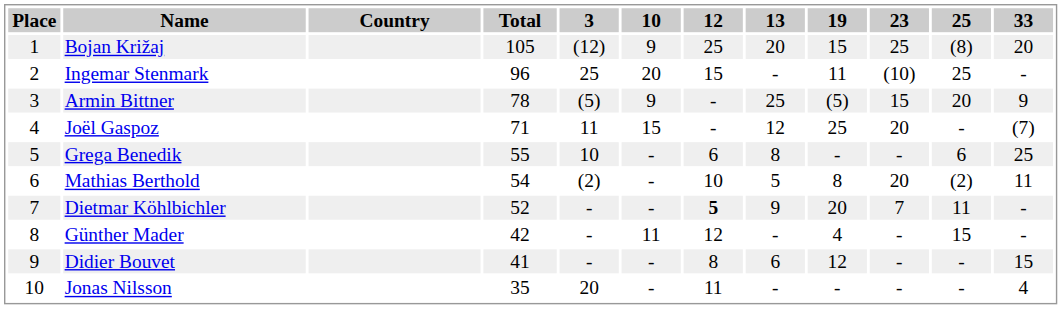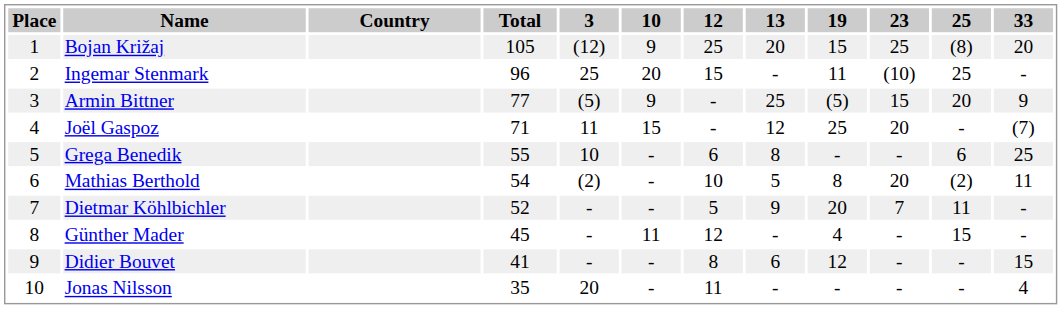(520, 101) 78 -> (520, 101) 77
(713, 208) bold -> (713, 208) normal
(520, 235) 42 -> (520, 235) 45
